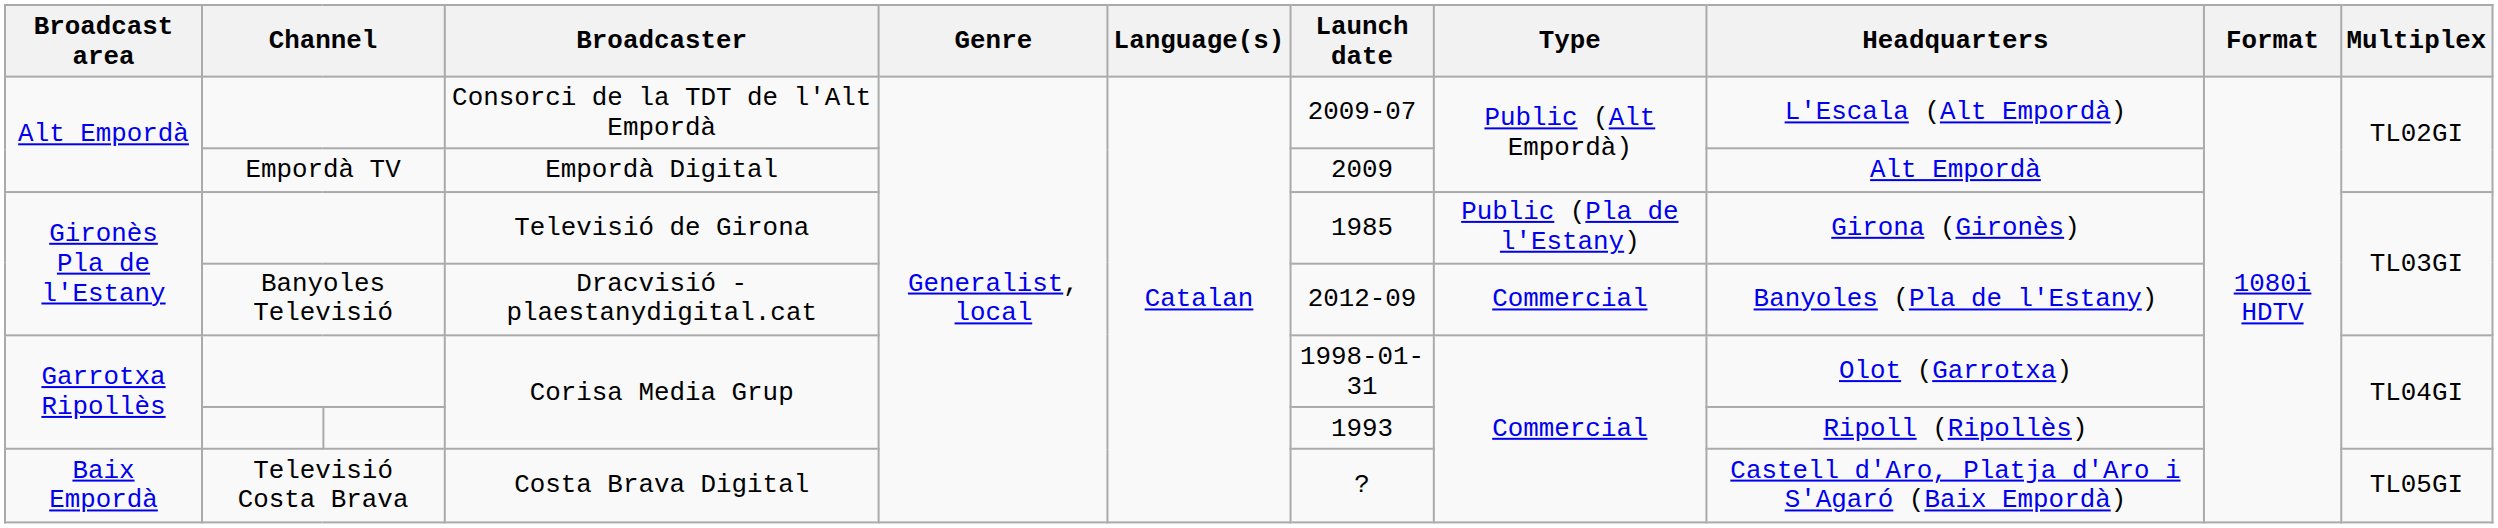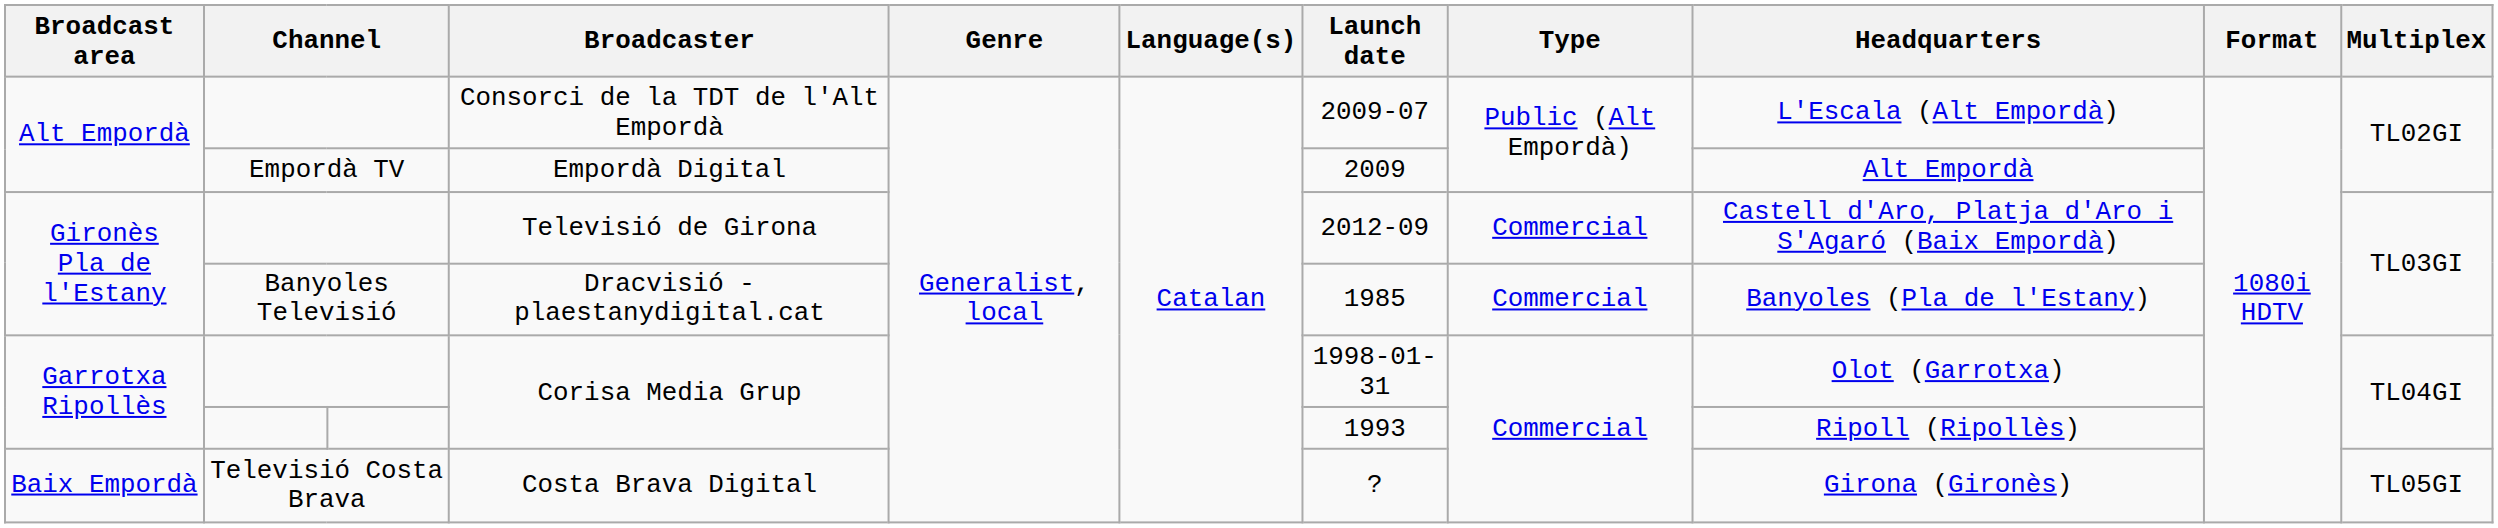(1362, 227) 1985 -> (1375, 227) 2012-09
(1570, 227) Public (Pla de l'Estany) -> (1570, 227) Commercial
(1955, 227) Girona (Gironès) -> (1948, 227) Castell d'Aro, Platja d'Aro i S'Agaró (Baix Empordà)
(1362, 299) 2012-09 -> (1375, 299) 1985
(1955, 485) Castell d'Aro, Platja d'Aro i S'Agaró (Baix Empordà) -> (1948, 485) Girona (Gironès)
